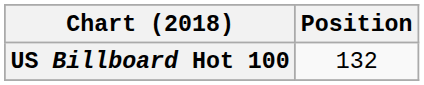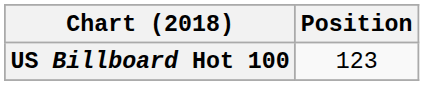(357, 62) 132 -> (357, 62) 123
